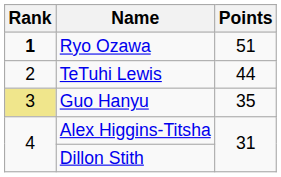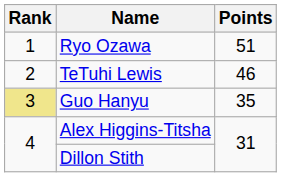(30, 46) bold -> (30, 46) normal
(246, 74) 44 -> (246, 74) 46
